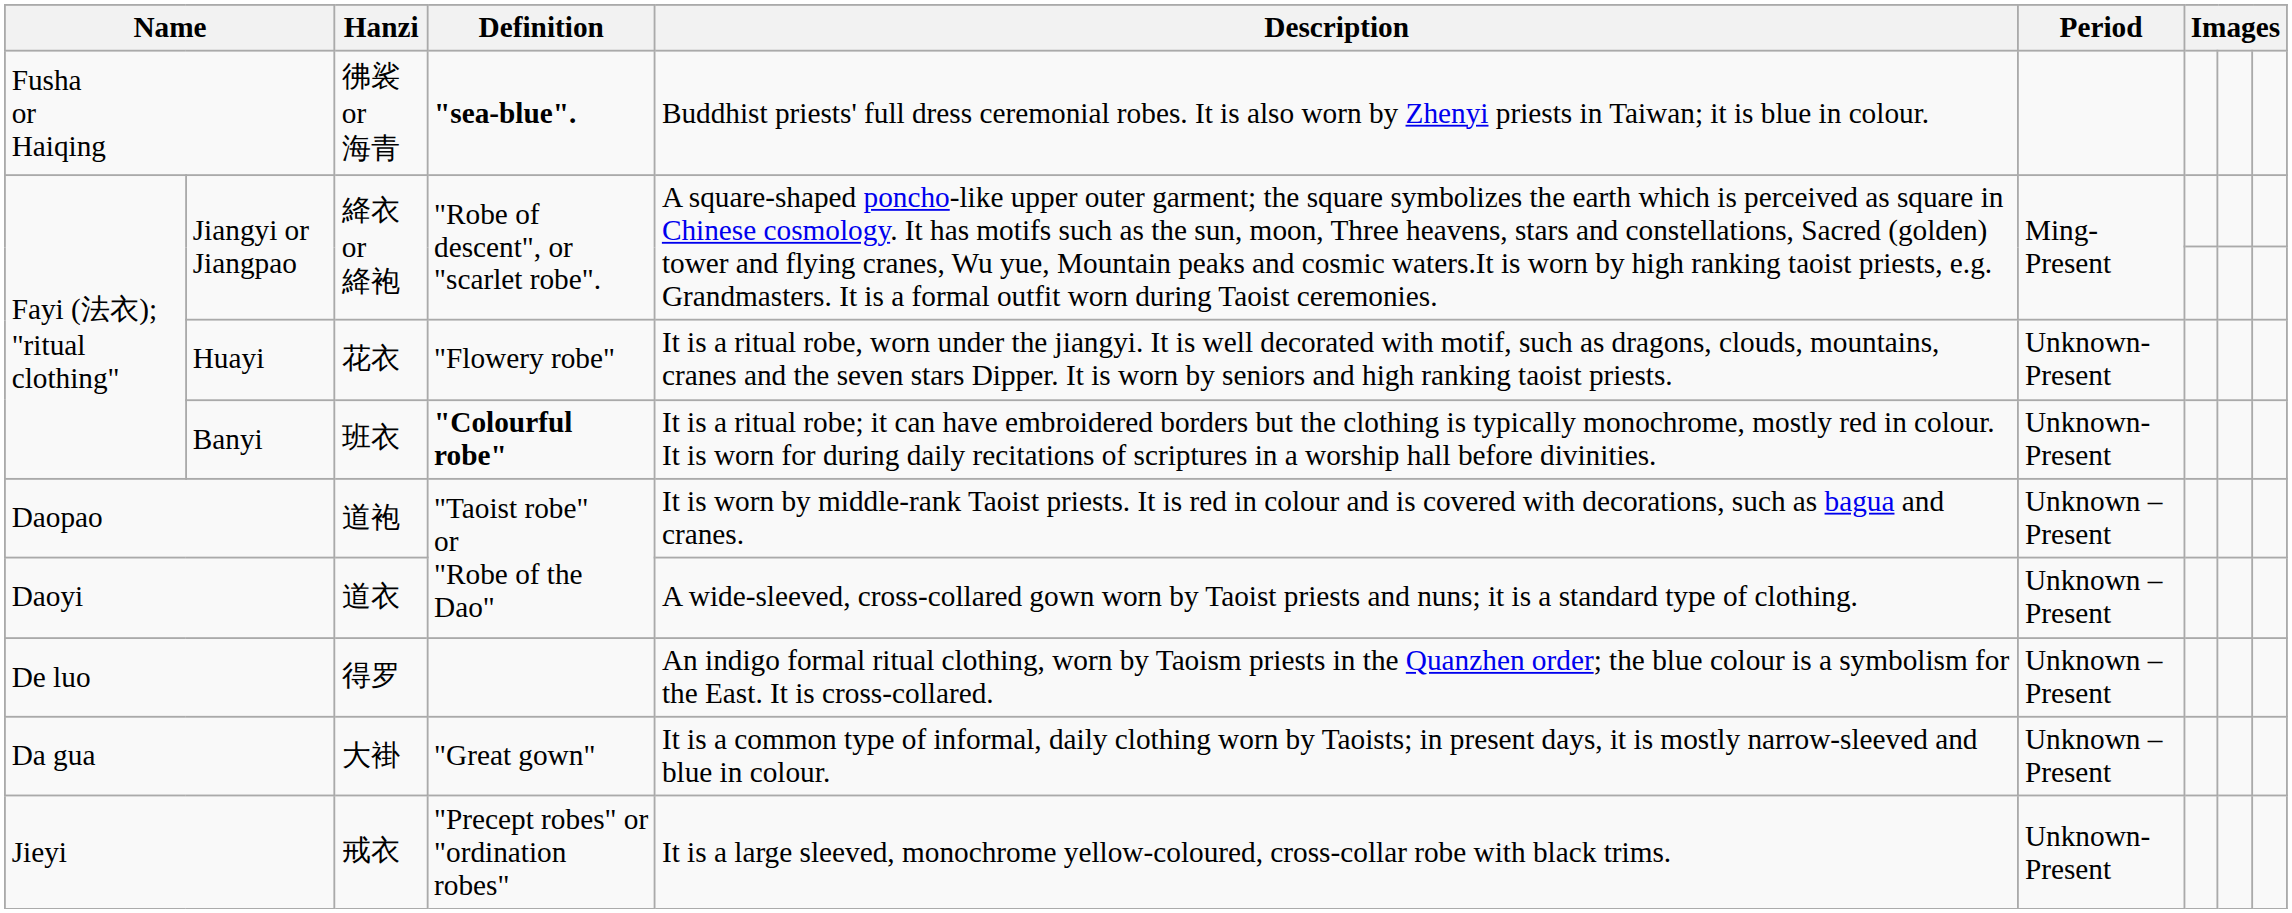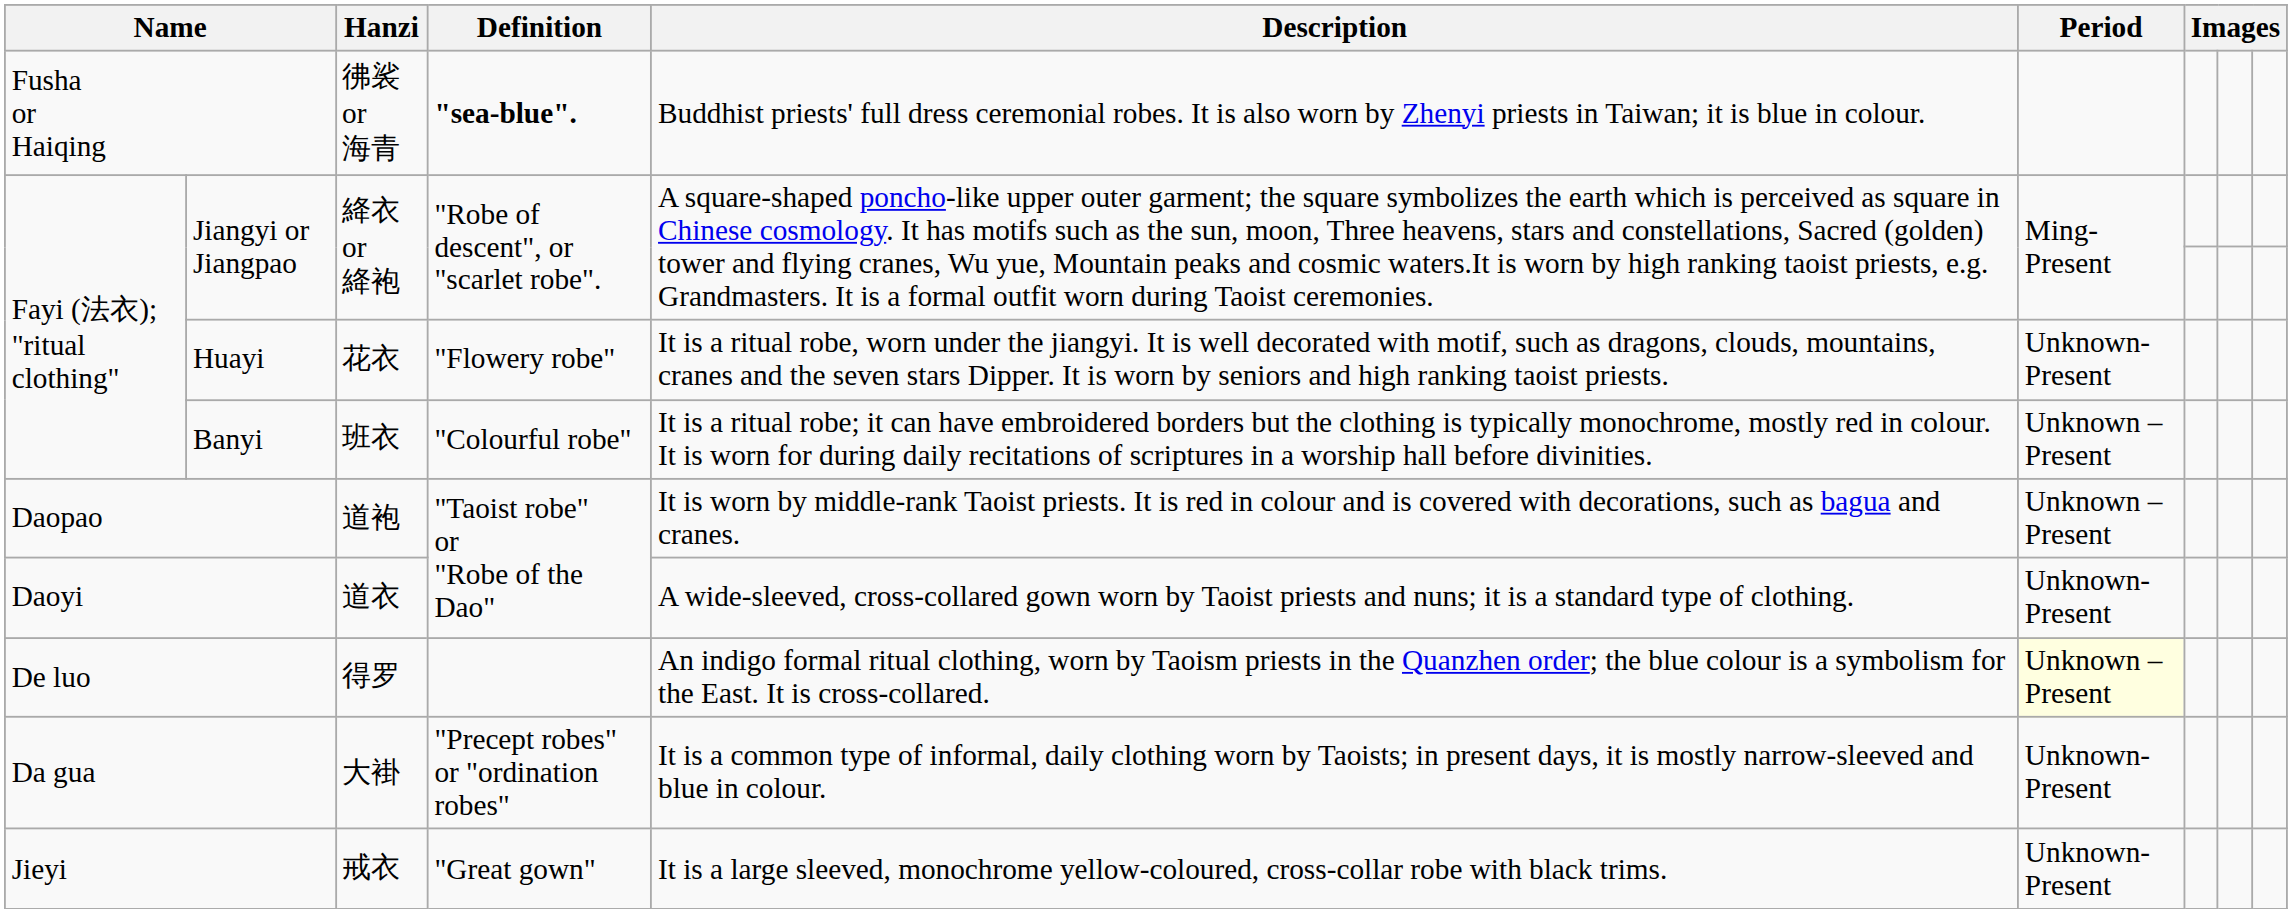(503, 438) bold -> (533, 438) normal
(2088, 438) Unknown- Present -> (2094, 438) Unknown – Present
(2094, 597) Unknown – Present -> (2087, 597) Unknown- Present
(2094, 676) no background -> (2094, 676) lightyellow background
(515, 756) "Great gown" -> (526, 772) "Precept robes" or "ordination robes"
(2094, 756) Unknown – Present -> (2087, 772) Unknown- Present
(541, 851) "Precept robes" or "ordination robes" -> (515, 868) "Great gown"
